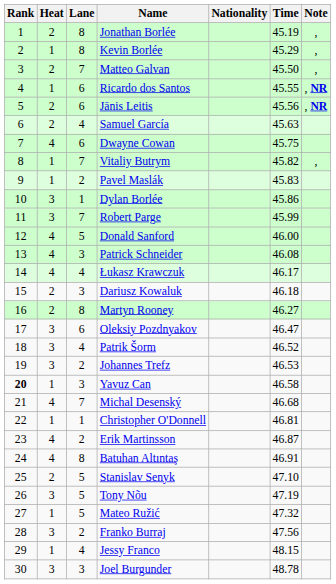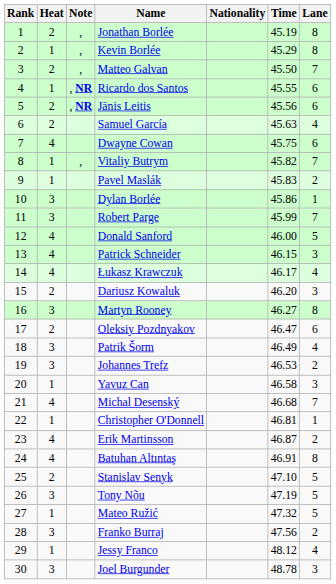columns swapped: (82, 13) <-> (316, 13)
(286, 254) 46.08 -> (284, 254) 46.15
(286, 291) 46.18 -> (284, 291) 46.20
(52, 310) 2 -> (52, 310) 3
(52, 328) 3 -> (52, 328) 2
(286, 347) 46.52 -> (284, 347) 46.49
(21, 384) bold -> (21, 384) normal
(286, 550) 48.15 -> (284, 550) 48.12
